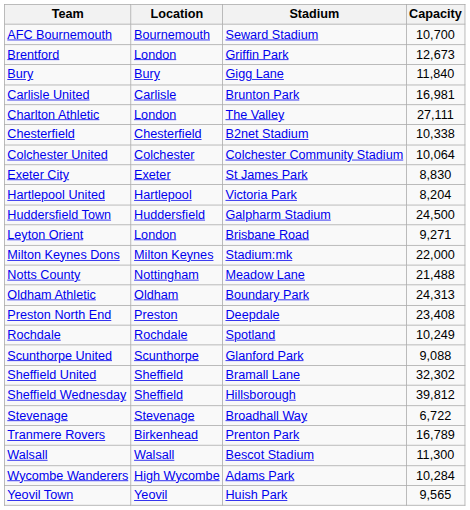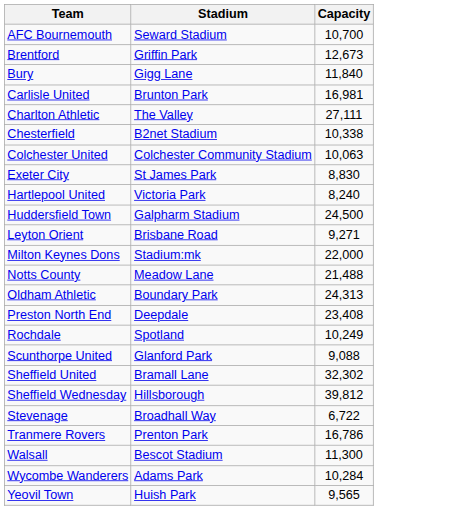- column: (177, 14)
(435, 154) 10,064 -> (344, 154) 10,063
(435, 194) 8,204 -> (344, 194) 8,240
(435, 435) 16,789 -> (344, 435) 16,786
